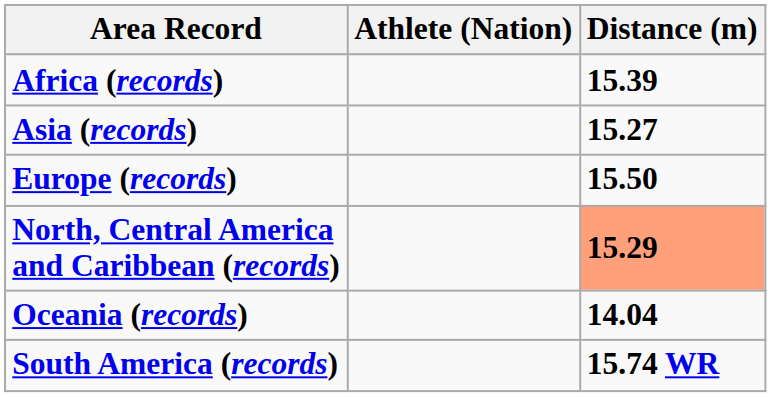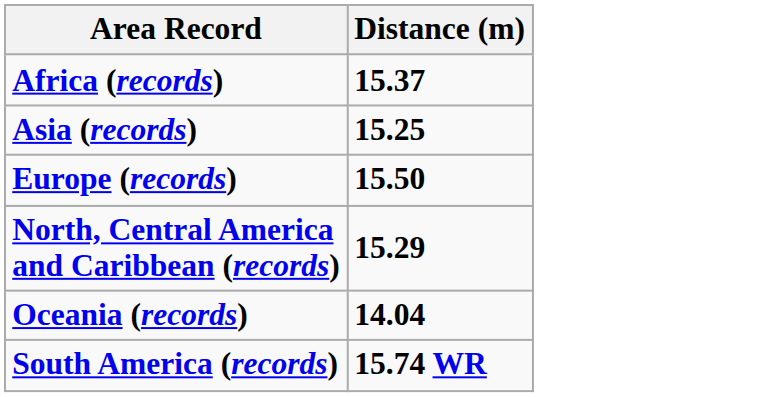- column: (463, 29)
(622, 79) 15.39 -> (390, 79) 15.37
(622, 129) 15.27 -> (390, 129) 15.25
(622, 247) lightsalmon background -> (390, 247) no background
